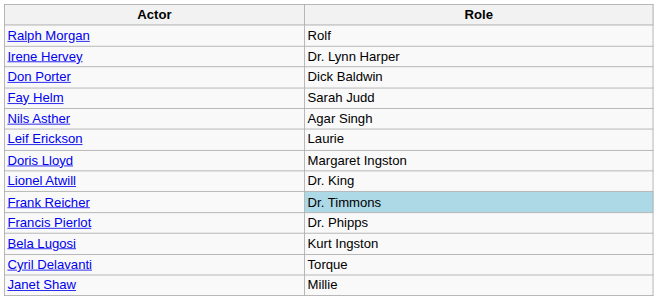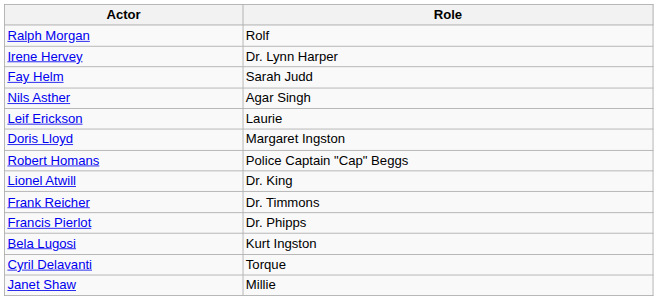- row: (39, 77)
+ row: (53, 160)
(344, 202) lightblue background -> (283, 202) no background
